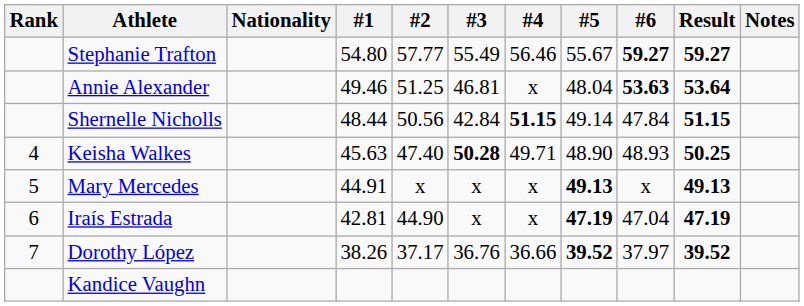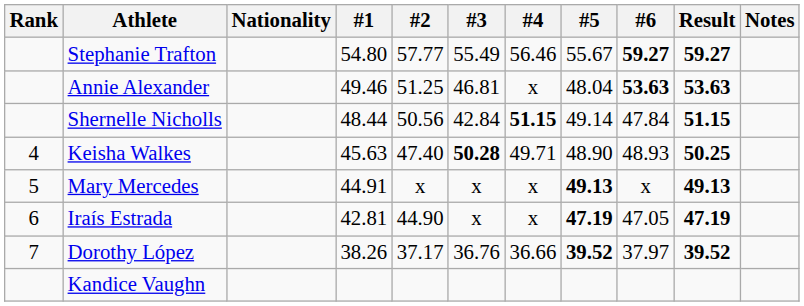(707, 86) 53.64 -> (707, 86) 53.63
(646, 218) 47.04 -> (646, 218) 47.05
